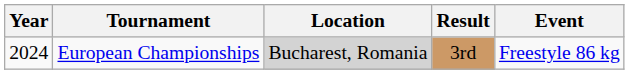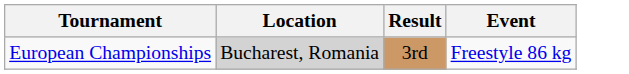- column: (29, 20)
